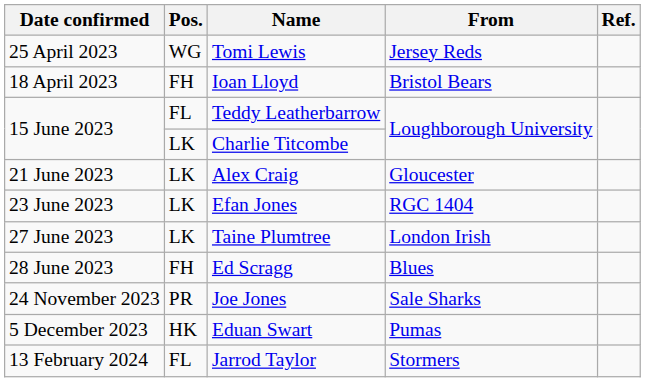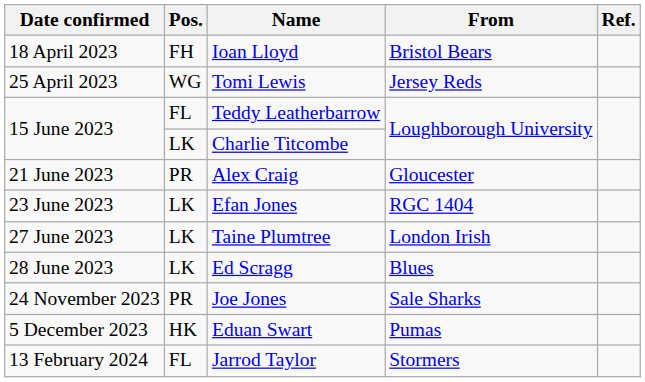rows swapped: (255, 81) <-> (259, 50)
(182, 174) LK -> (181, 174) PR
(181, 267) FH -> (182, 267) LK
